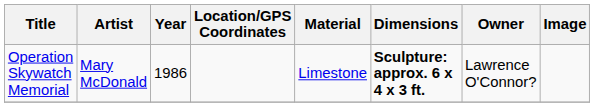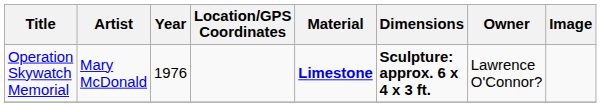(170, 73) 1986 -> (170, 73) 1976
(333, 73) normal -> (336, 73) bold
